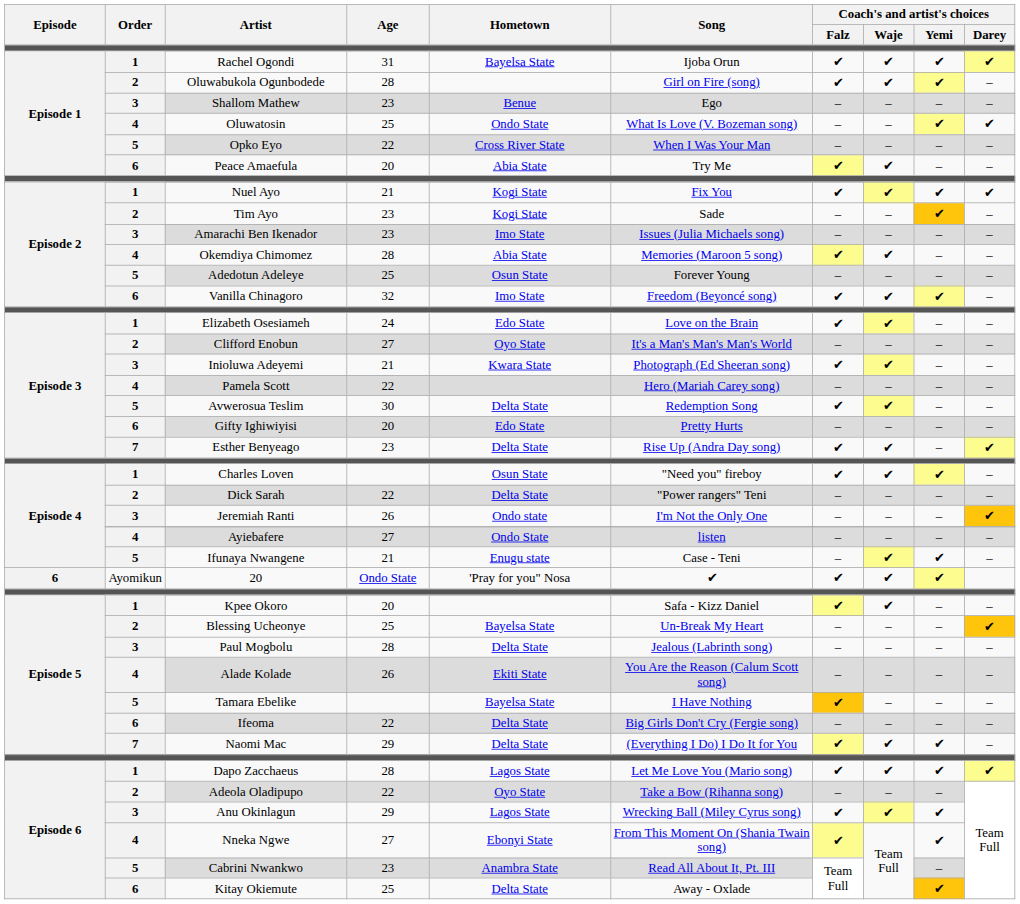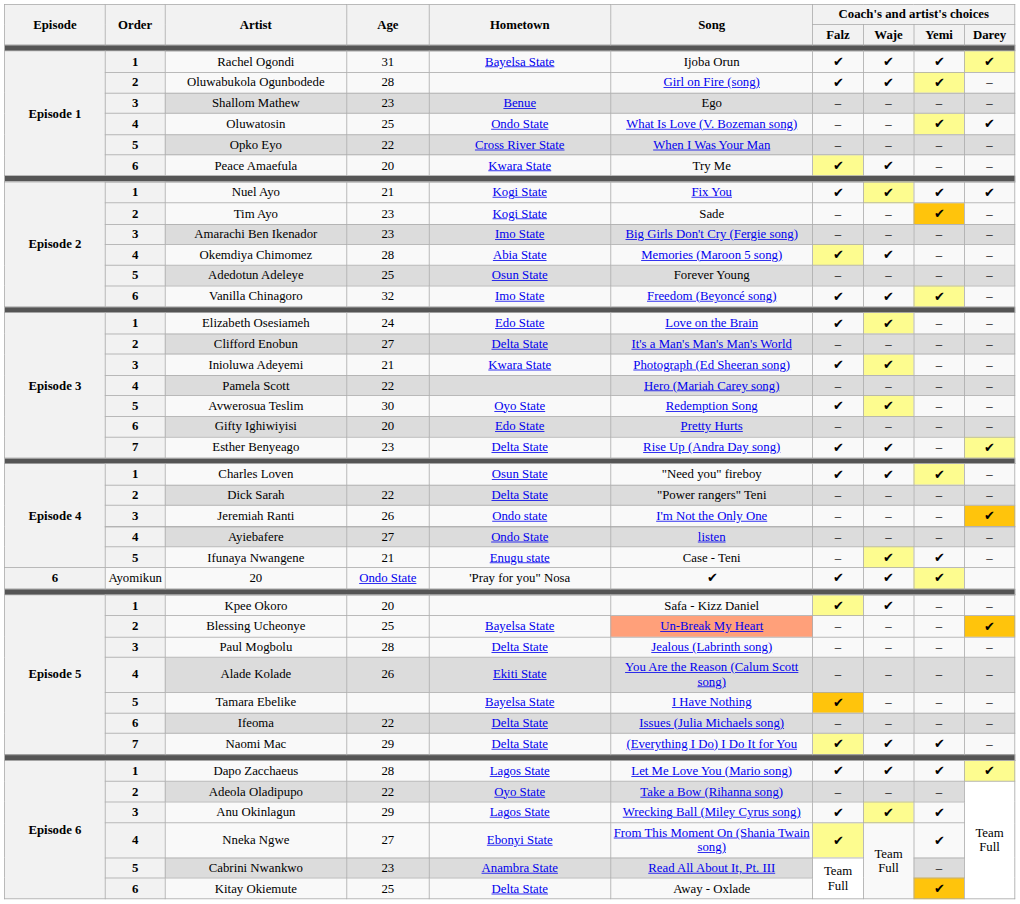(520, 165) Abia State -> (520, 165) Kwara State
(712, 234) Issues (Julia Michaels song) -> (712, 234) Big Girls Don't Cry (Fergie song)
(520, 344) Oyo State -> (520, 344) Delta State
(520, 406) Delta State -> (520, 406) Oyo State
(712, 626) no background -> (712, 626) lightsalmon background
(712, 723) Big Girls Don't Cry (Fergie song) -> (712, 723) Issues (Julia Michaels song)
